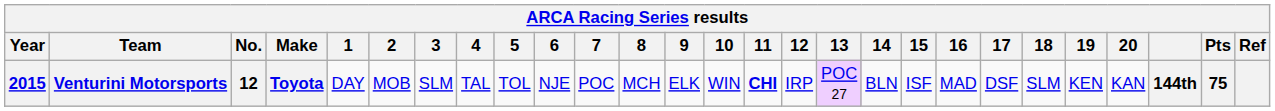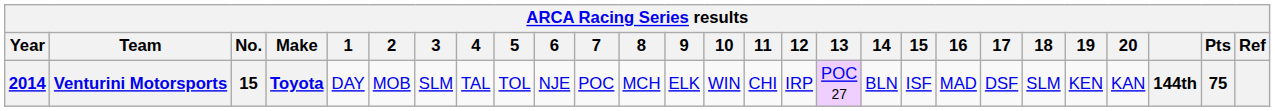(27, 83) 2015 -> (27, 83) 2014
(249, 83) 12 -> (249, 83) 15
(763, 83) bold -> (763, 83) normal
